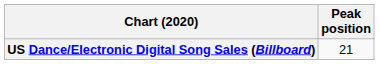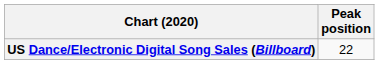(346, 49) 21 -> (346, 49) 22
